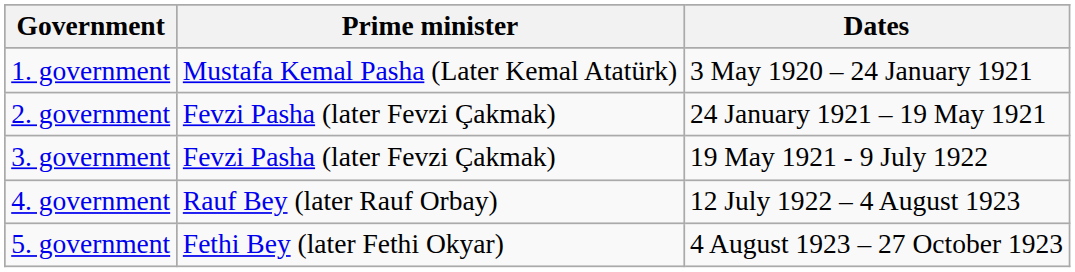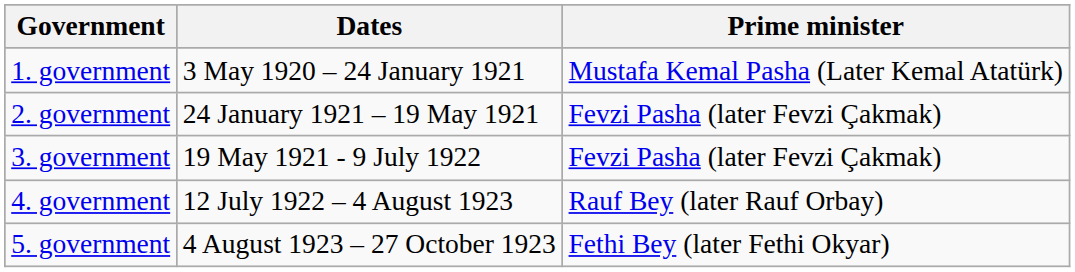columns swapped: (430, 26) <-> (876, 26)
